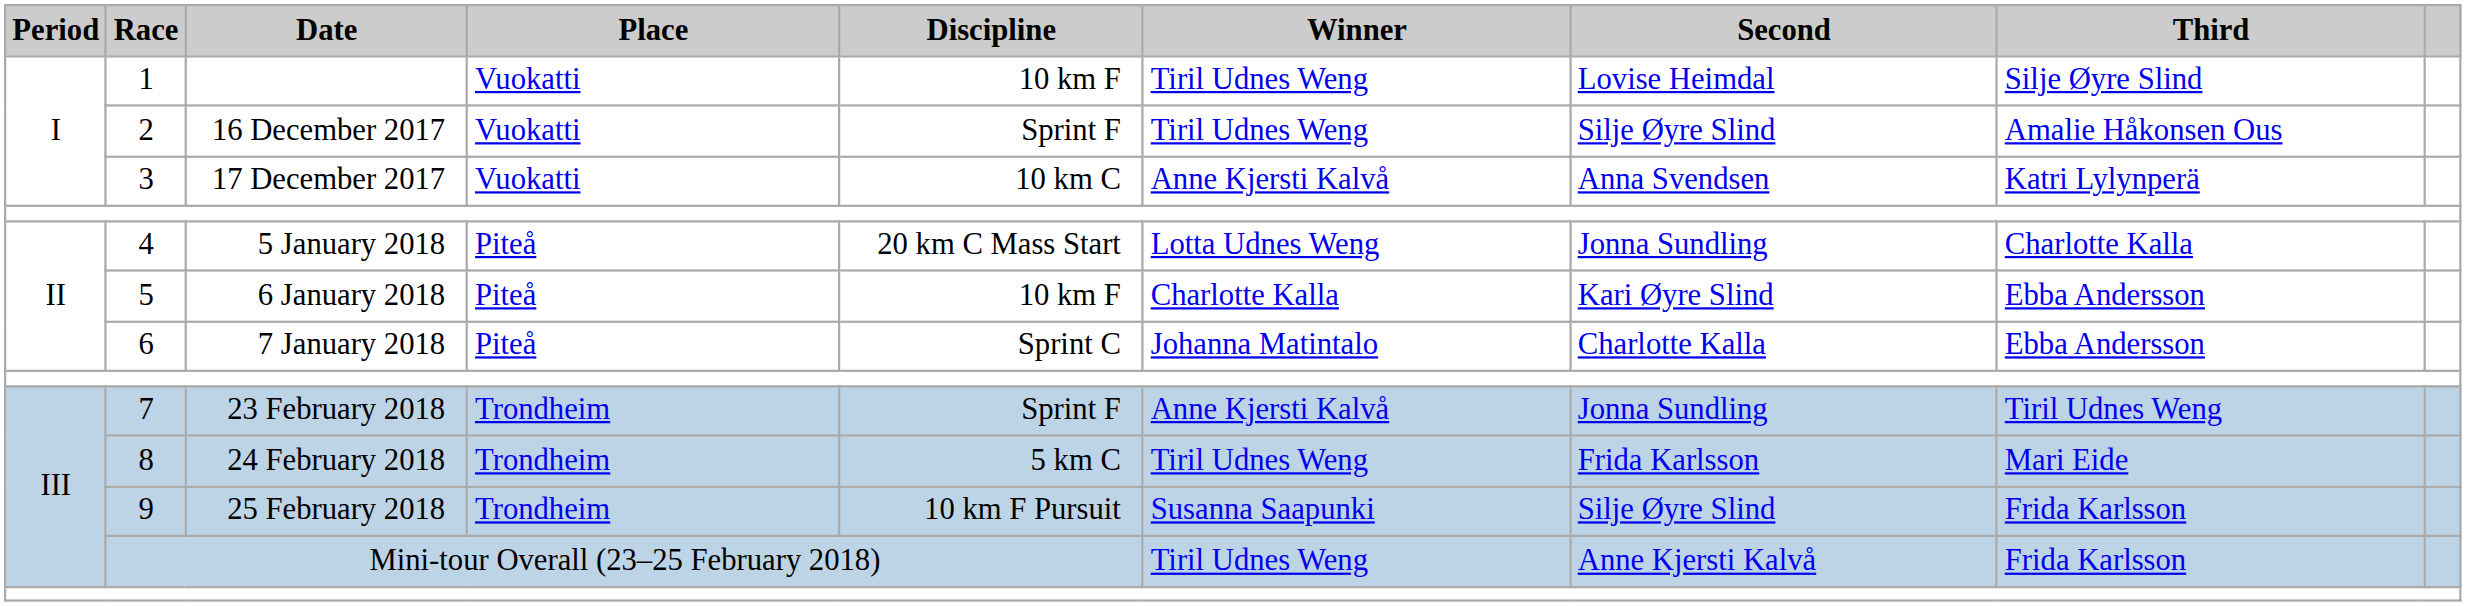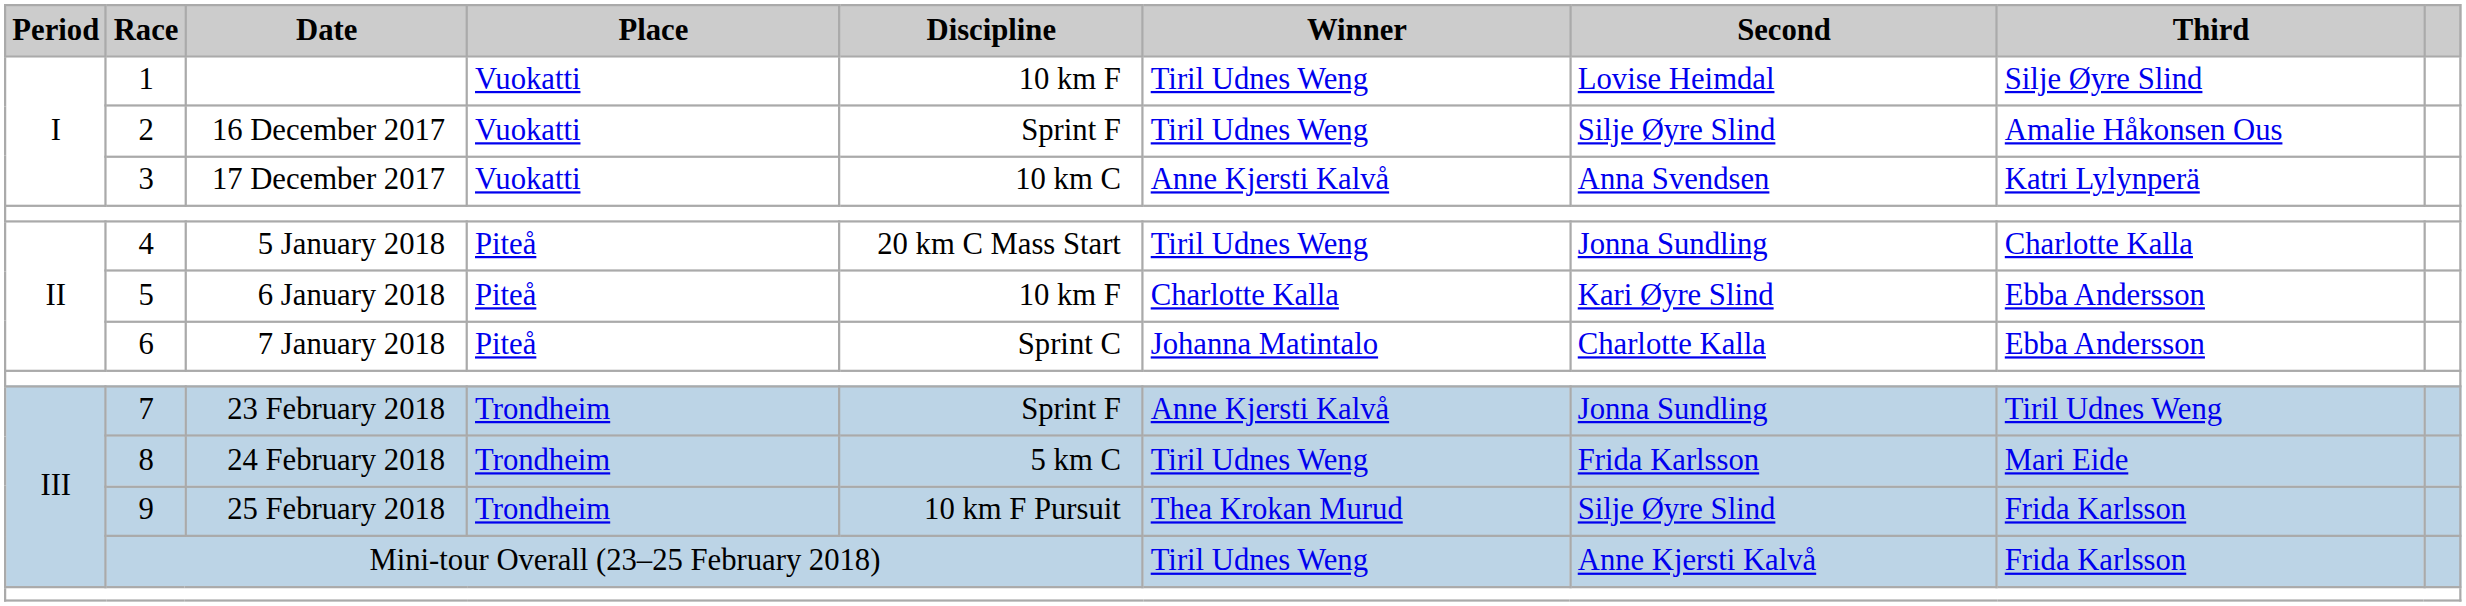(1265, 244) Lotta Udnes Weng -> (1259, 244) Tiril Udnes Weng
(1263, 509) Susanna Saapunki -> (1277, 509) Thea Krokan Murud
